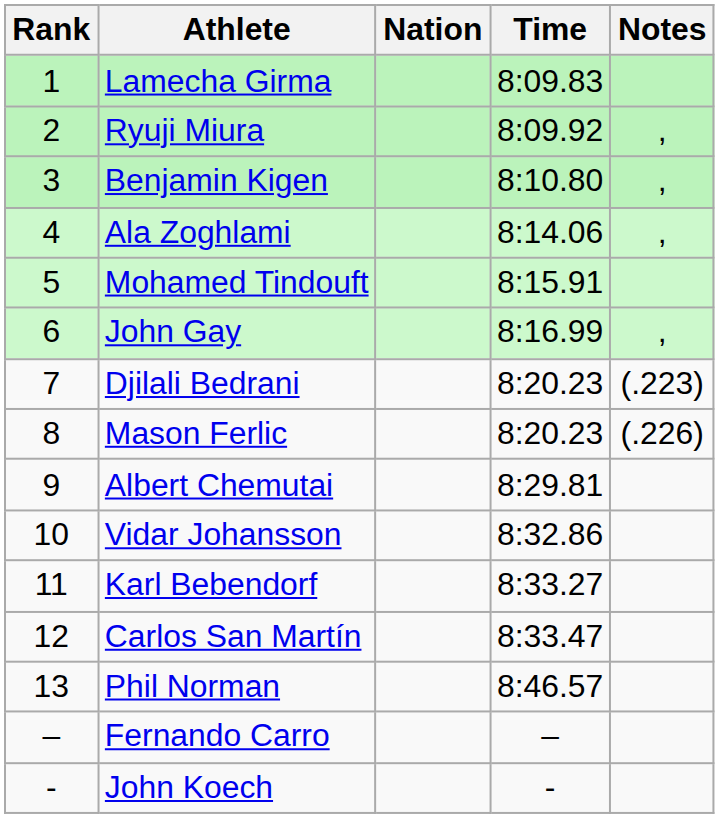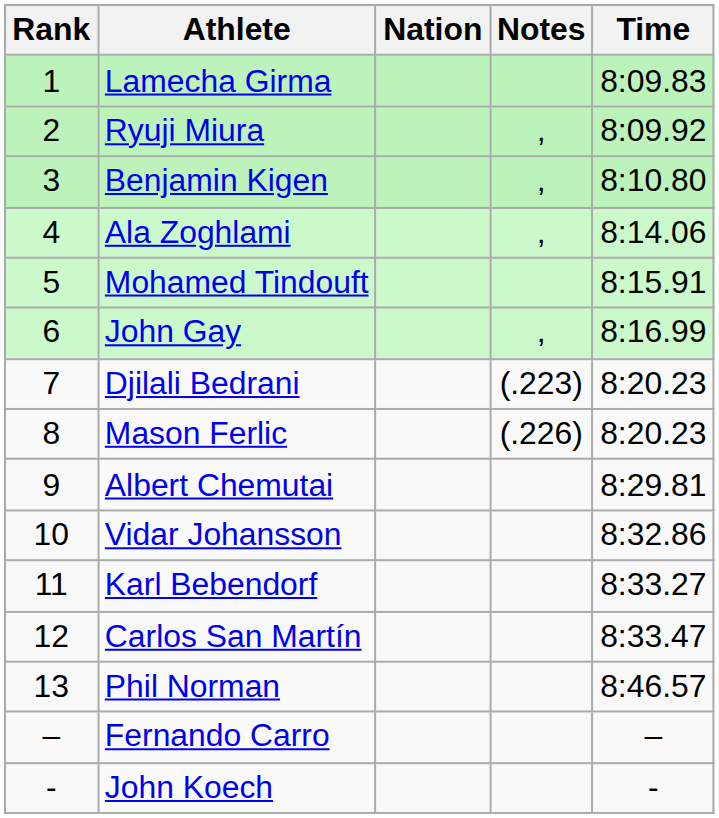columns swapped: (550, 29) <-> (662, 29)
